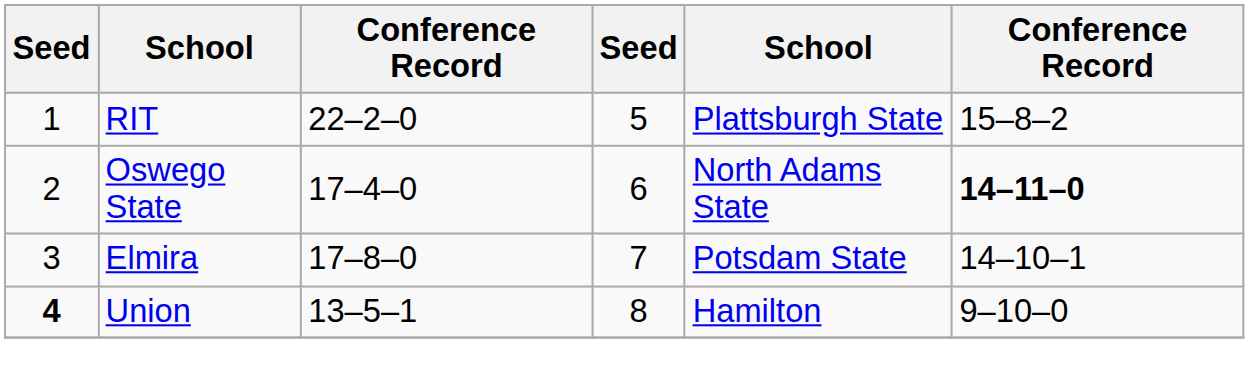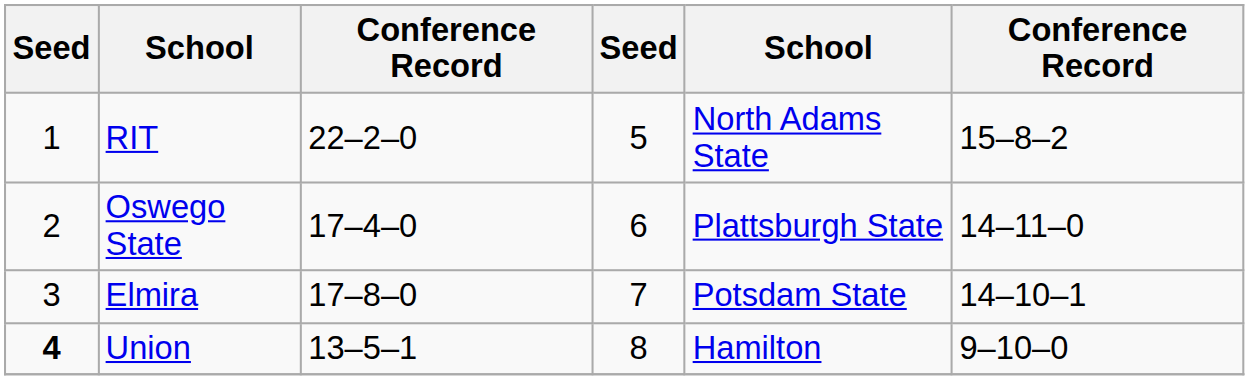(818, 118) Plattsburgh State -> (787, 137) North Adams State
(787, 188) North Adams State -> (818, 225) Plattsburgh State
(1022, 188) bold -> (1022, 225) normal
